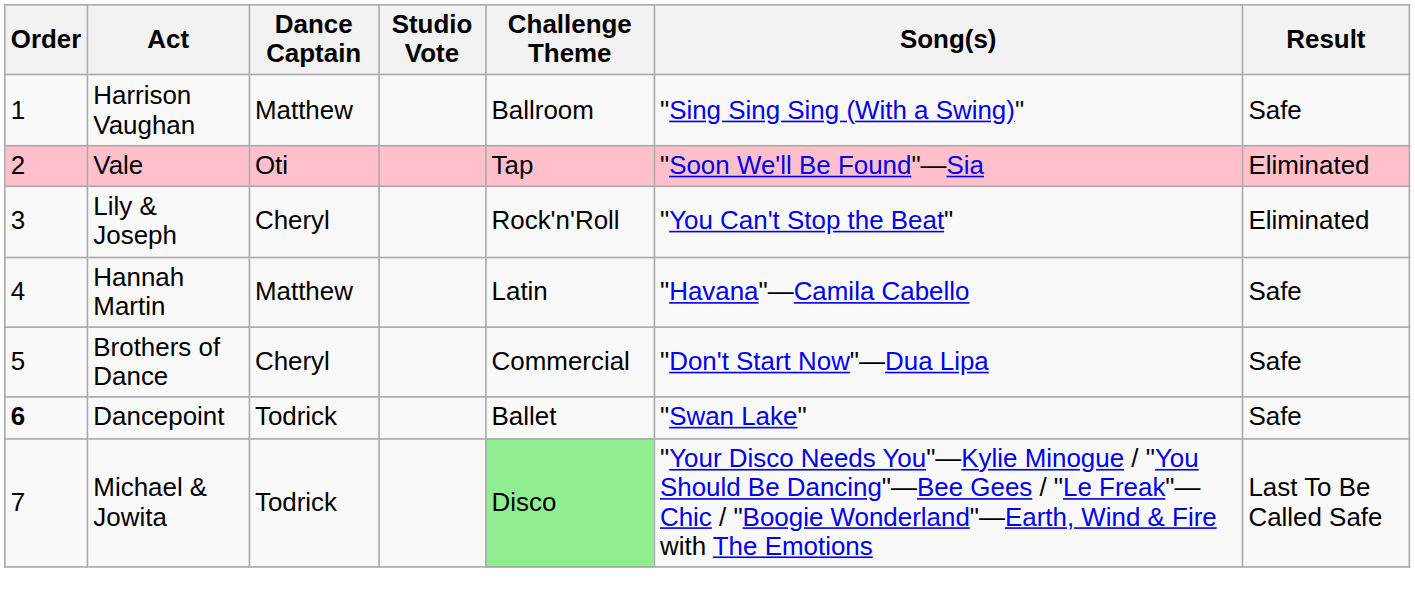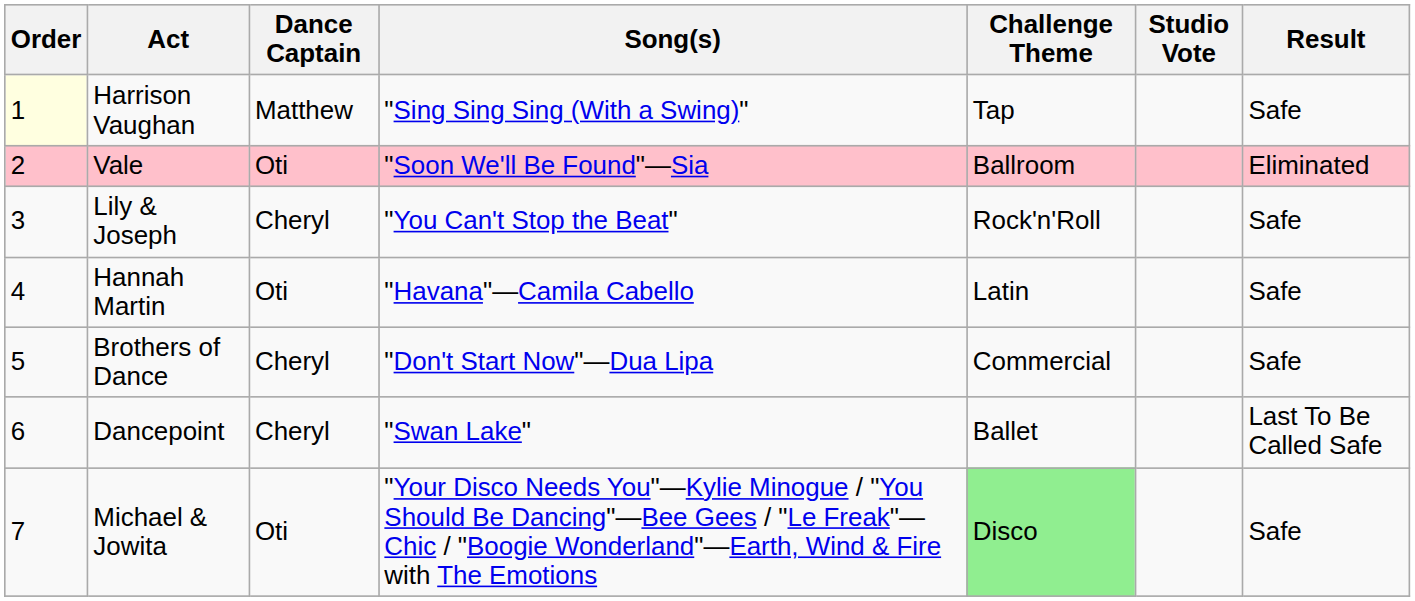columns swapped: (948, 39) <-> (432, 39)
(18, 109) no background -> (18, 109) lightyellow background
(543, 109) Ballroom -> (994, 109) Tap
(512, 165) Tap -> (1024, 165) Ballroom
(1309, 221) Eliminated -> (1275, 221) Safe
(304, 291) Matthew -> (271, 291) Oti
(18, 417) bold -> (18, 432) normal
(296, 417) Todrick -> (292, 432) Cheryl
(1275, 417) Safe -> (1315, 432) Last To Be Called Safe
(296, 502) Todrick -> (271, 531) Oti
(1315, 502) Last To Be Called Safe -> (1275, 531) Safe
